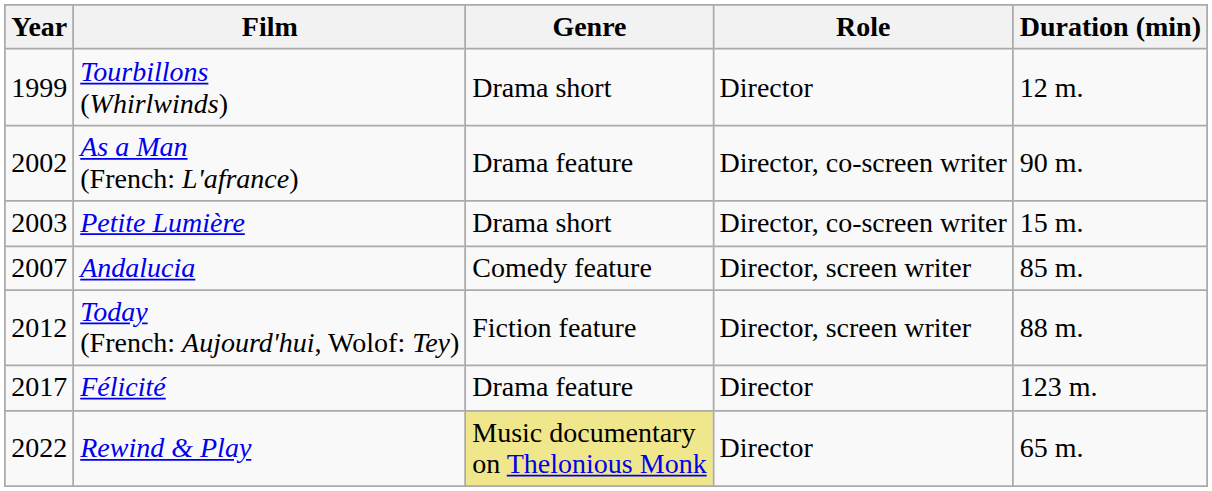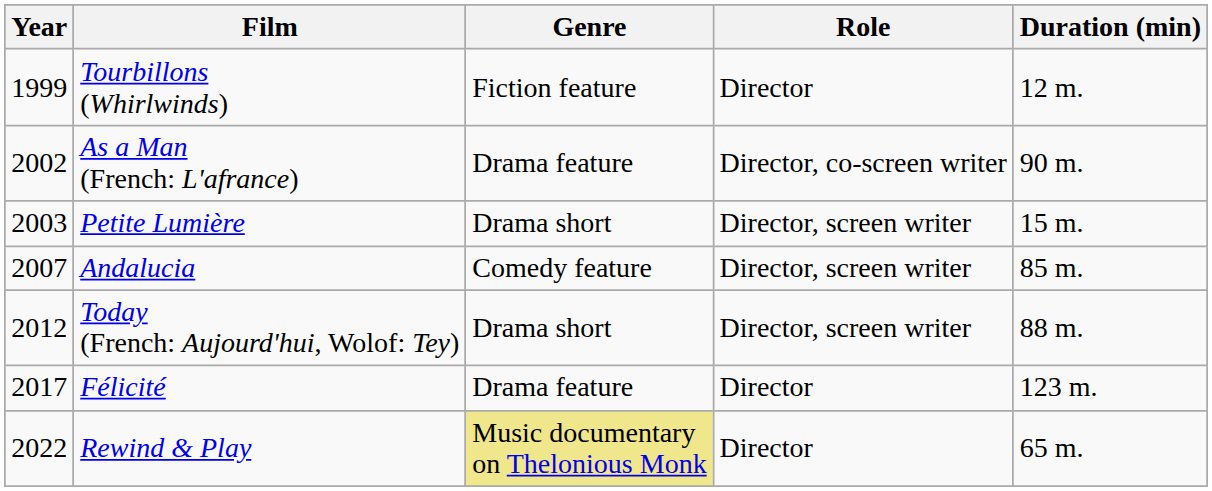(542, 86) Drama short -> (554, 86) Fiction feature
(863, 222) Director, co-screen writer -> (845, 222) Director, screen writer
(554, 327) Fiction feature -> (542, 327) Drama short
